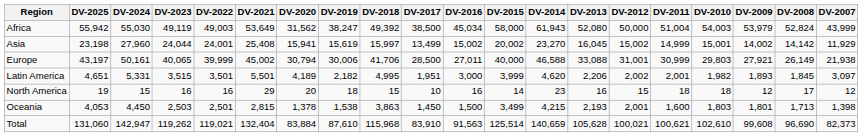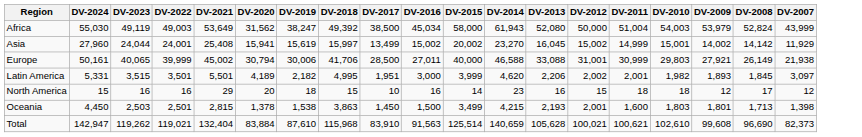- column: (90, 11)
